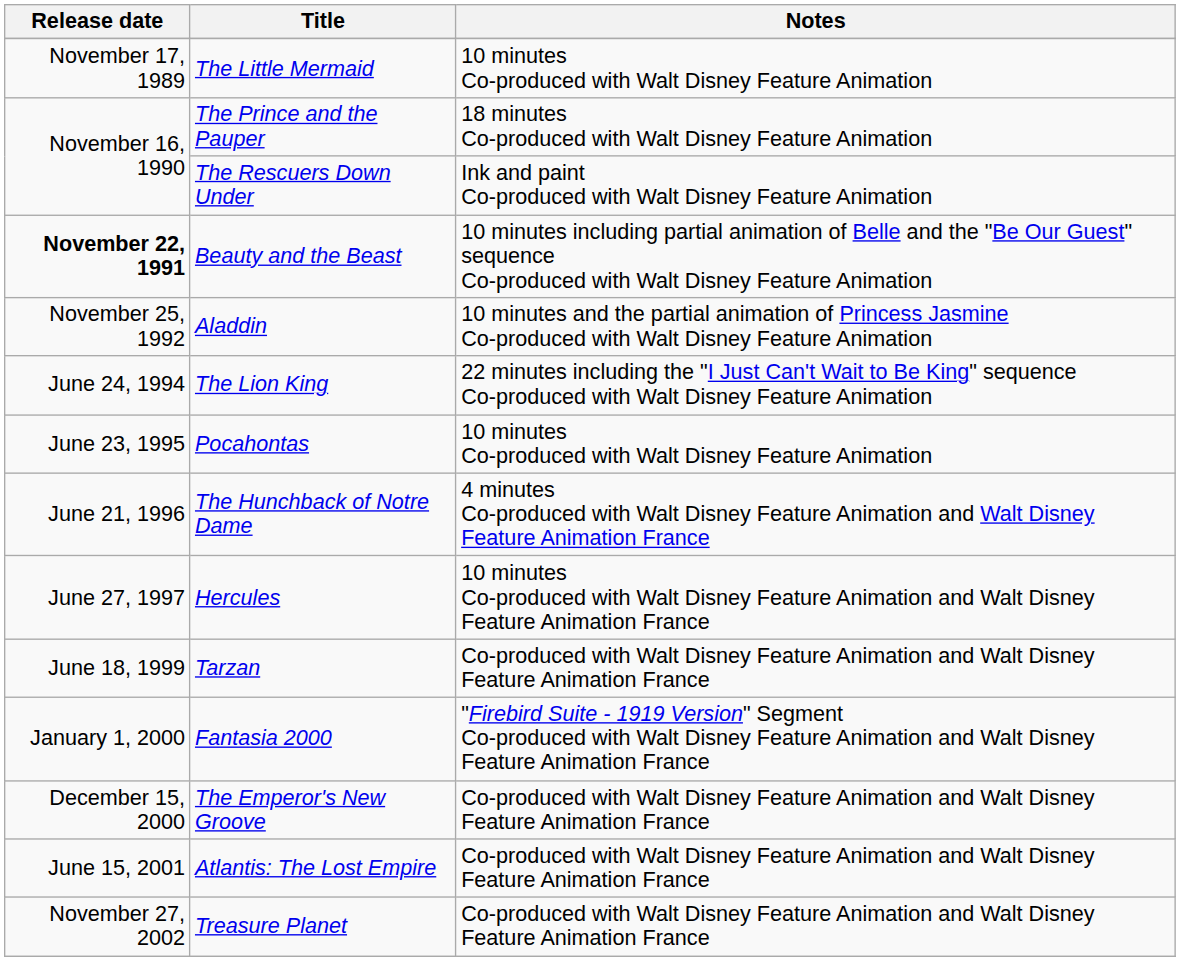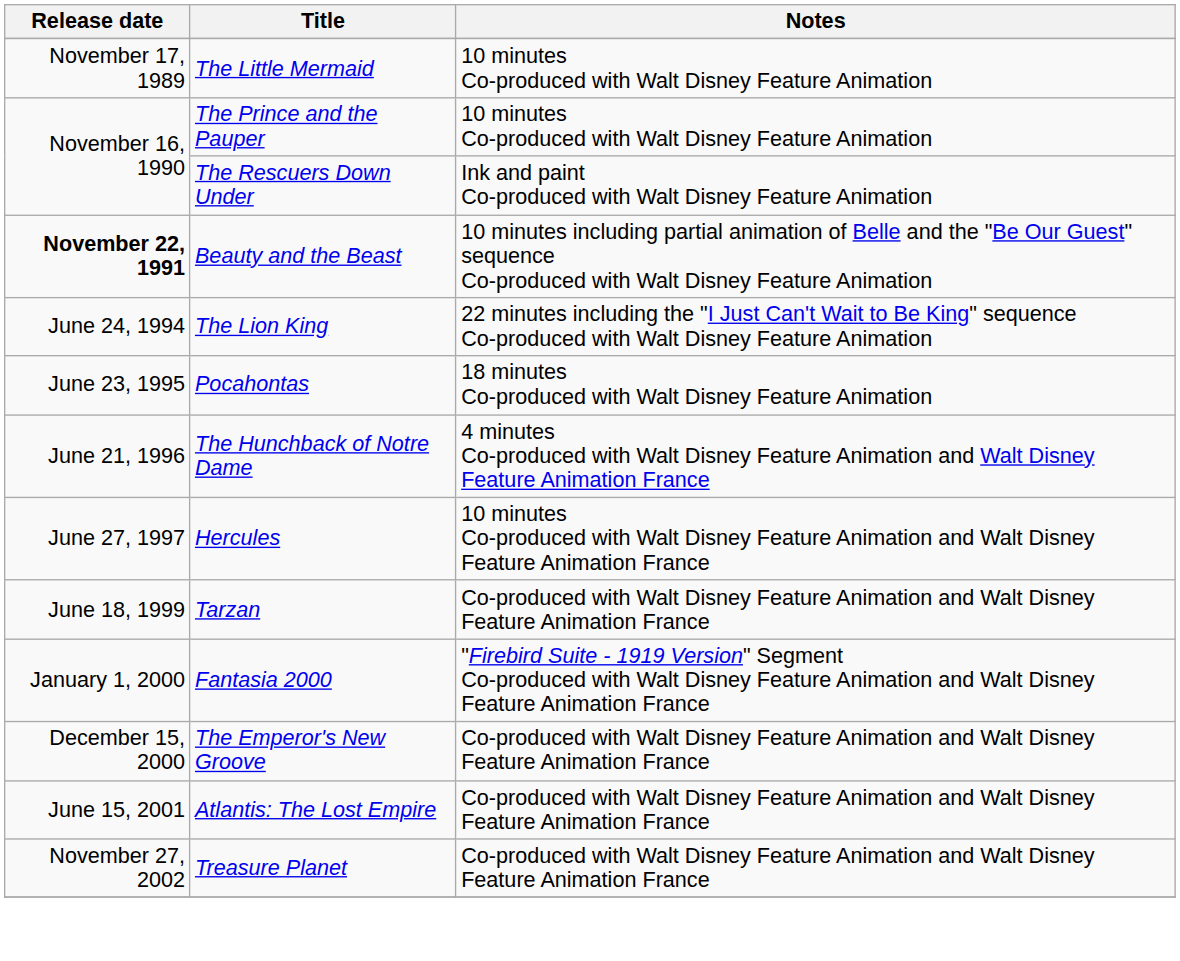(697, 126) 18 minutes Co-produced with Walt Disney Feature Animation -> (697, 126) 10 minutes Co-produced with Walt Disney Feature Animation
- row: (231, 326)
(697, 443) 10 minutes Co-produced with Walt Disney Feature Animation -> (697, 385) 18 minutes Co-produced with Walt Disney Feature Animation
